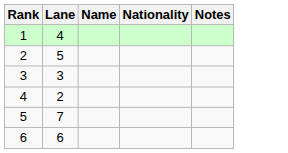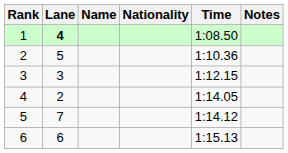+ column: (216, 14)
(60, 35) normal -> (60, 35) bold
